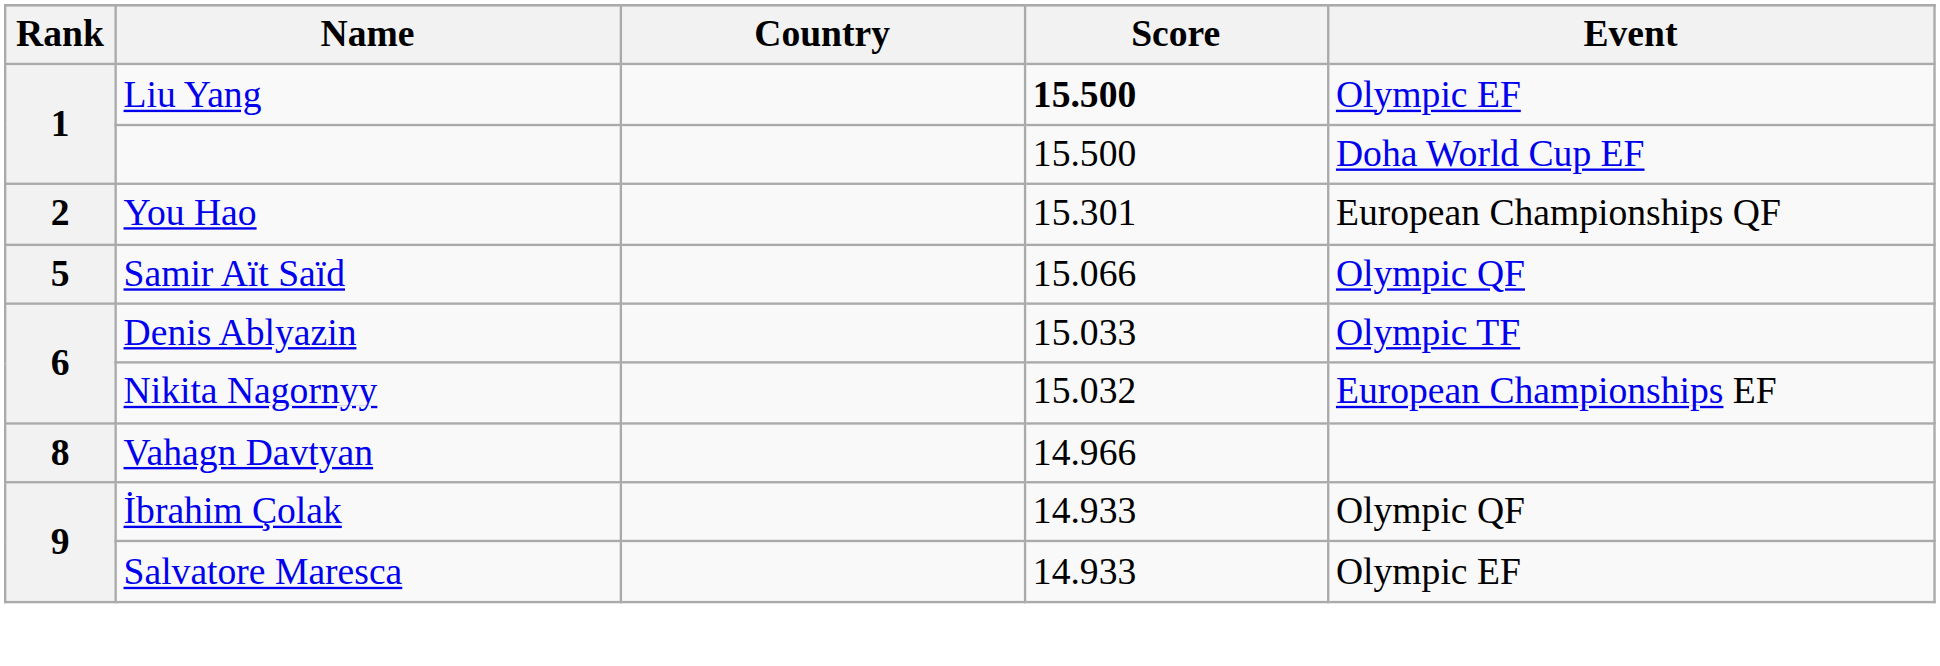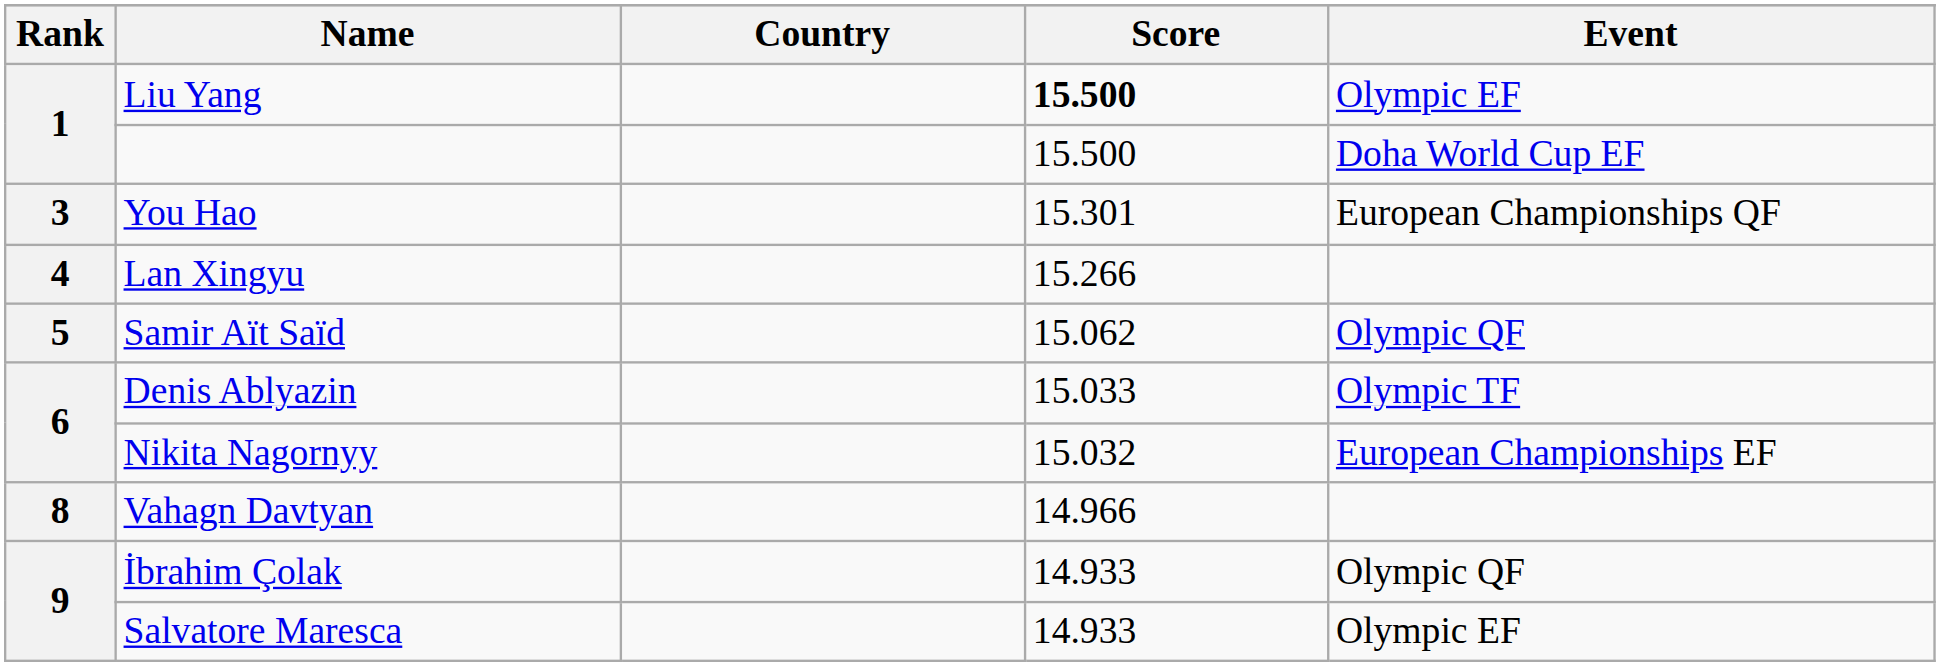(60, 213) 2 -> (60, 213) 3
+ row: (214, 272)
(1085, 272) 15.066 -> (1085, 332) 15.062
